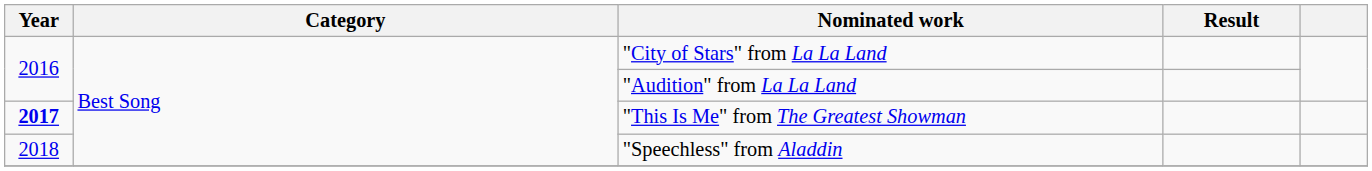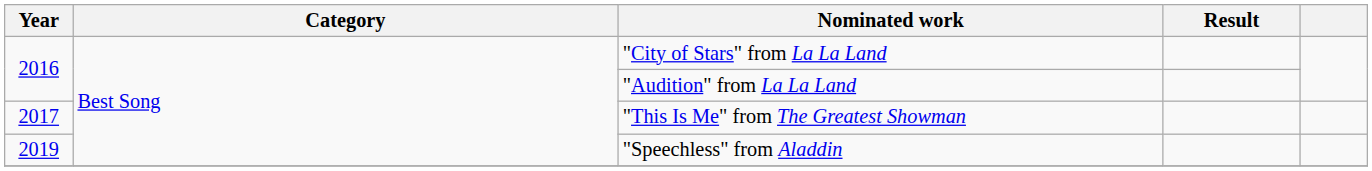(39, 117) bold -> (39, 117) normal
(39, 149) 2018 -> (39, 149) 2019
